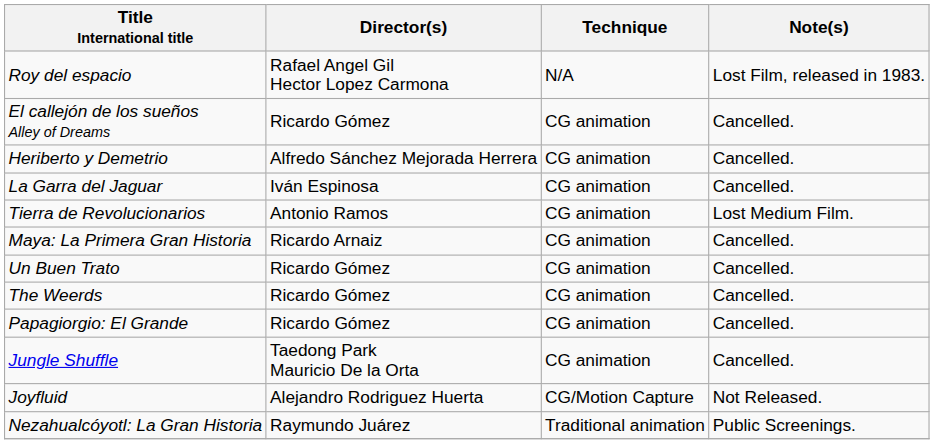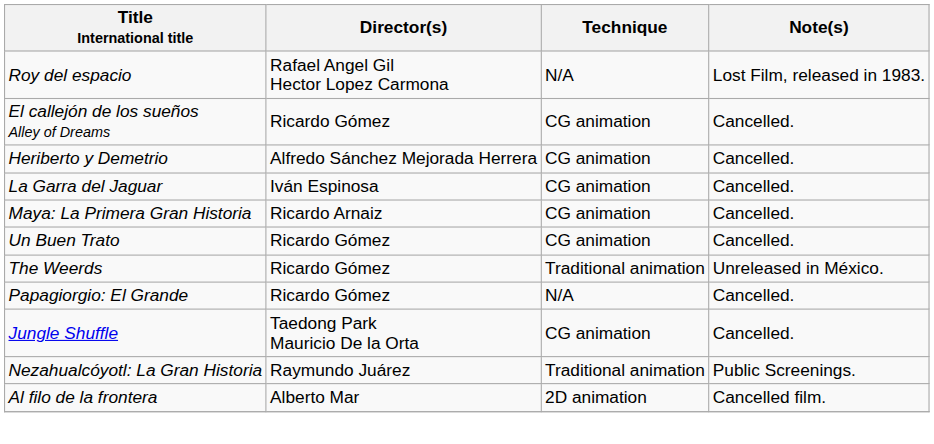- row: (107, 213)
(598, 295) CG animation -> (625, 268) Traditional animation
(754, 295) Cancelled. -> (798, 268) Unreleased in México.
(598, 323) CG animation -> (559, 295) N/A
- row: (38, 397)
+ row: (83, 397)
